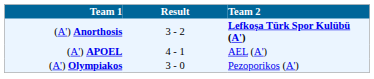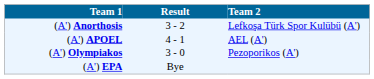(289, 31) bold -> (294, 25) normal
+ row: (103, 66)
